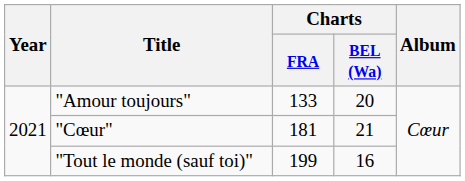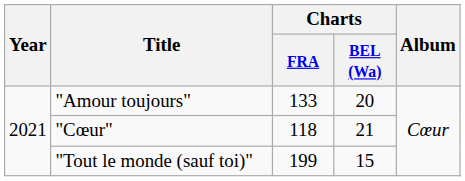(303, 130) 181 -> (303, 130) 118
(365, 160) 16 -> (365, 160) 15
